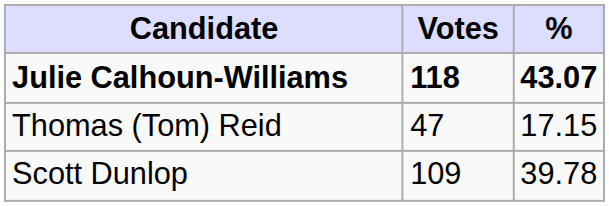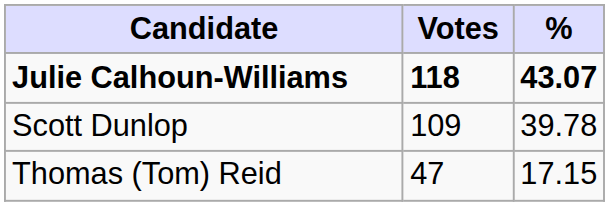rows swapped: (100, 175) <-> (147, 126)
